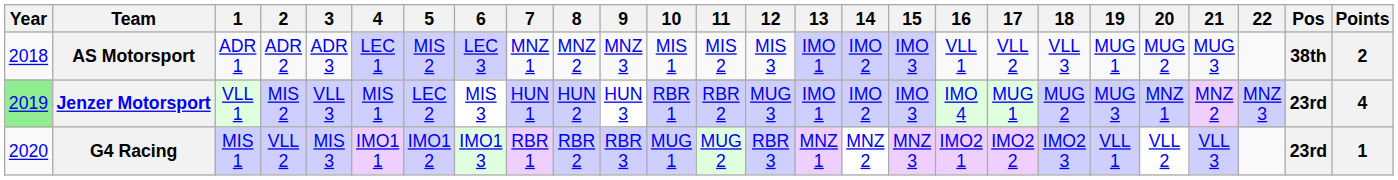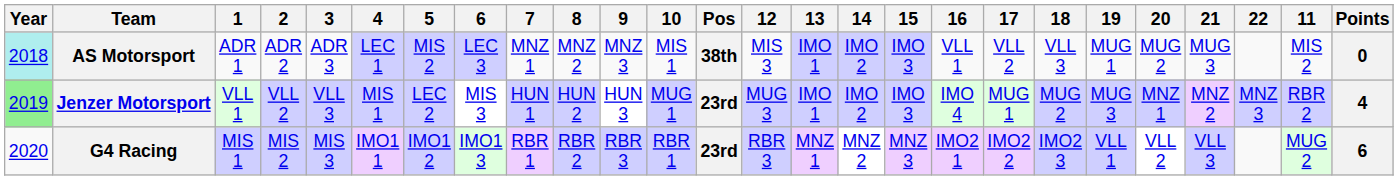columns swapped: (721, 18) <-> (1308, 18)
(28, 56) no background -> (28, 56) paleturquoise background
(1362, 56) 2 -> (1362, 56) 0
(283, 103) MIS 2 -> (283, 103) VLL 2
(671, 103) RBR 1 -> (671, 103) MUG 1
(283, 151) VLL 2 -> (283, 151) MIS 2
(671, 151) MUG 1 -> (671, 151) RBR 1
(1362, 151) 1 -> (1362, 151) 6
